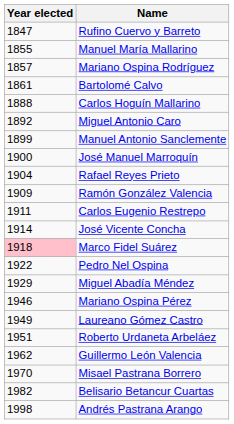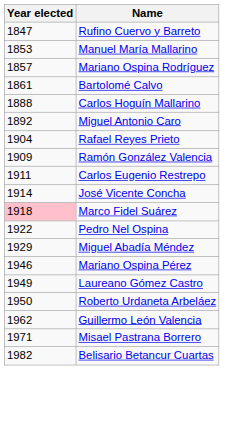(20, 49) 1855 -> (20, 49) 1853
- row: (152, 139)
- row: (138, 157)
(20, 337) 1951 -> (20, 301) 1950
(20, 373) 1970 -> (20, 337) 1971
- row: (140, 409)
